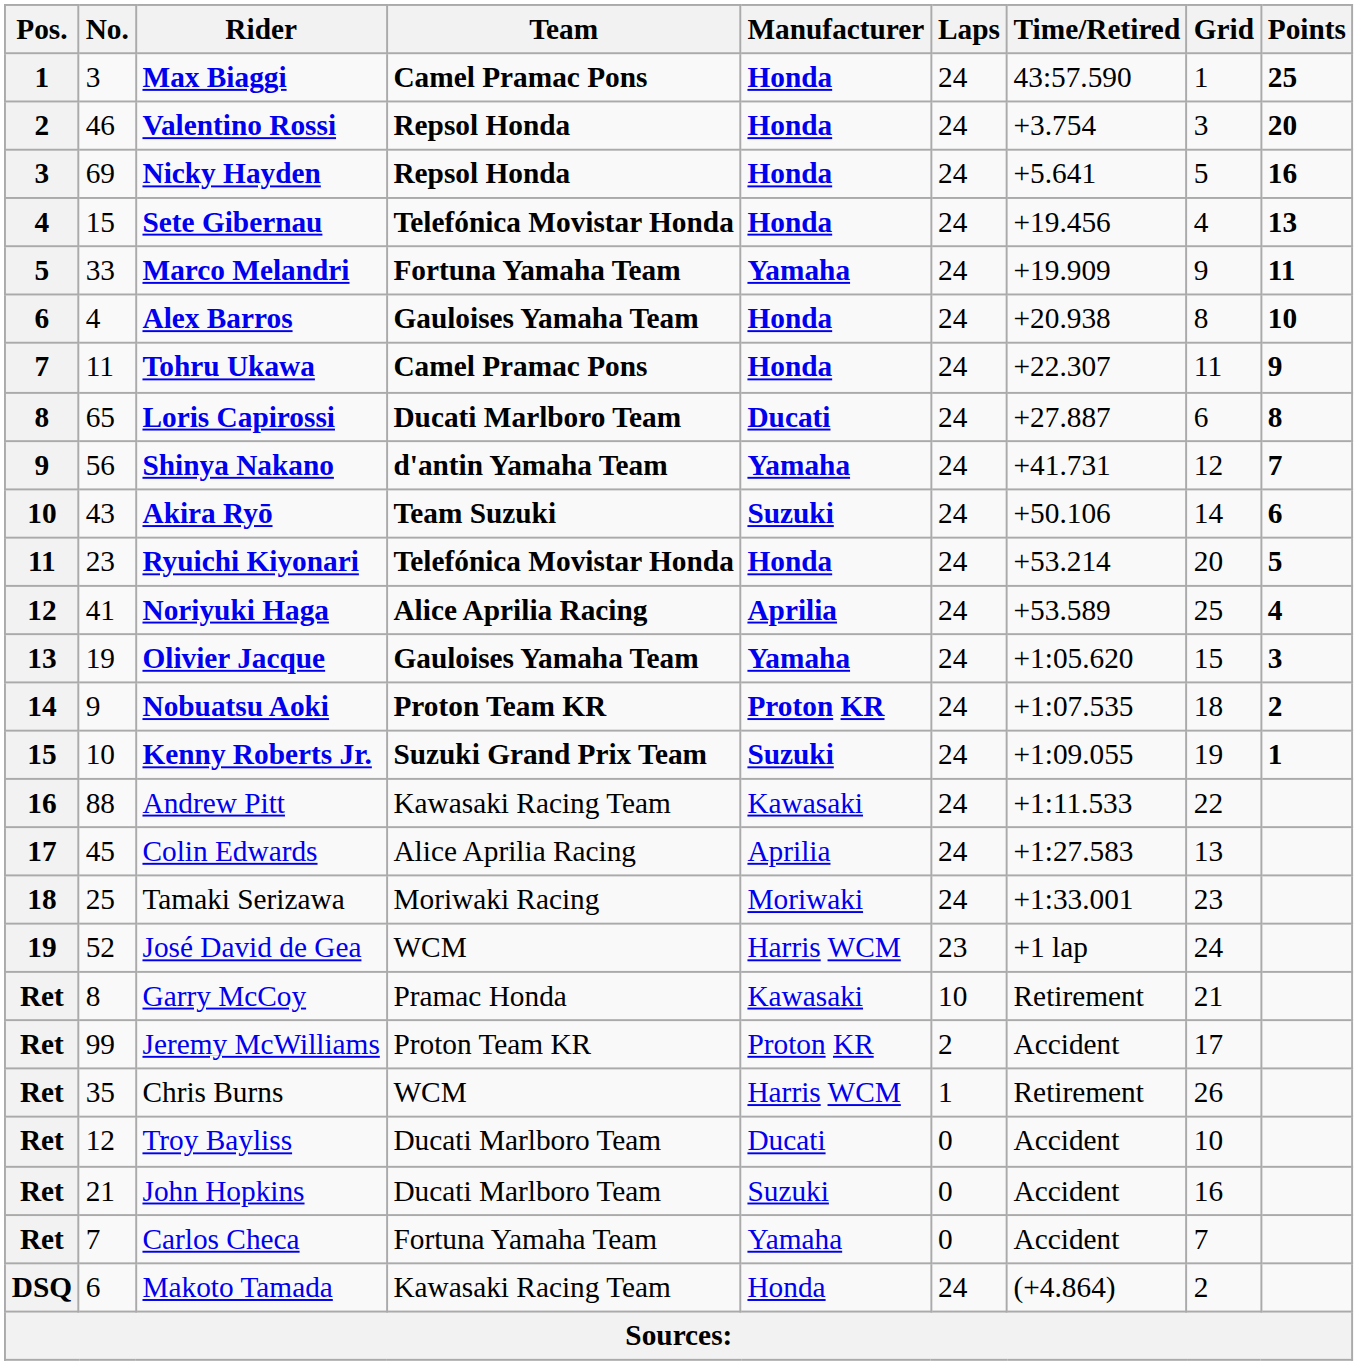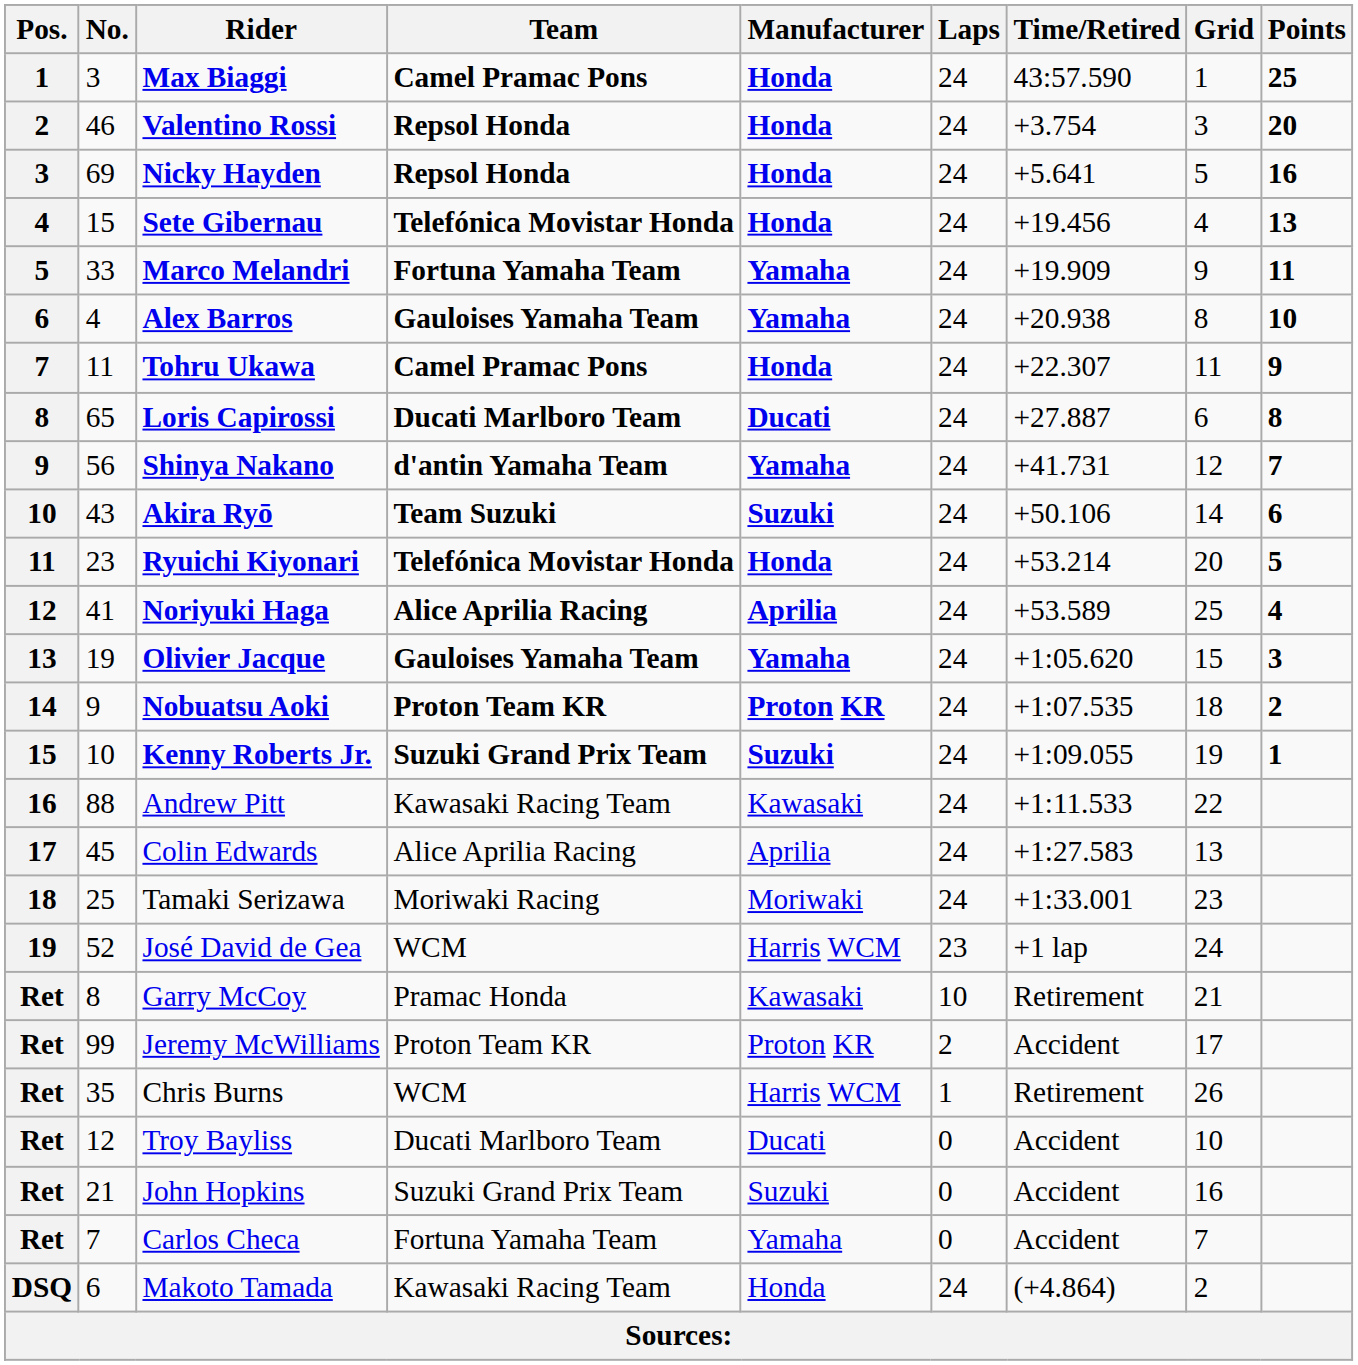(790, 319) Honda -> (799, 319) Yamaha
(527, 1189) Ducati Marlboro Team -> (538, 1189) Suzuki Grand Prix Team
